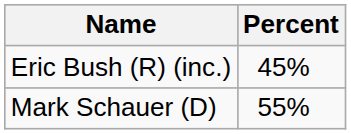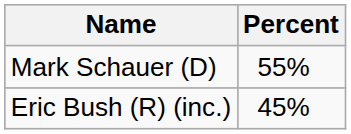rows swapped: (114, 107) <-> (121, 66)
